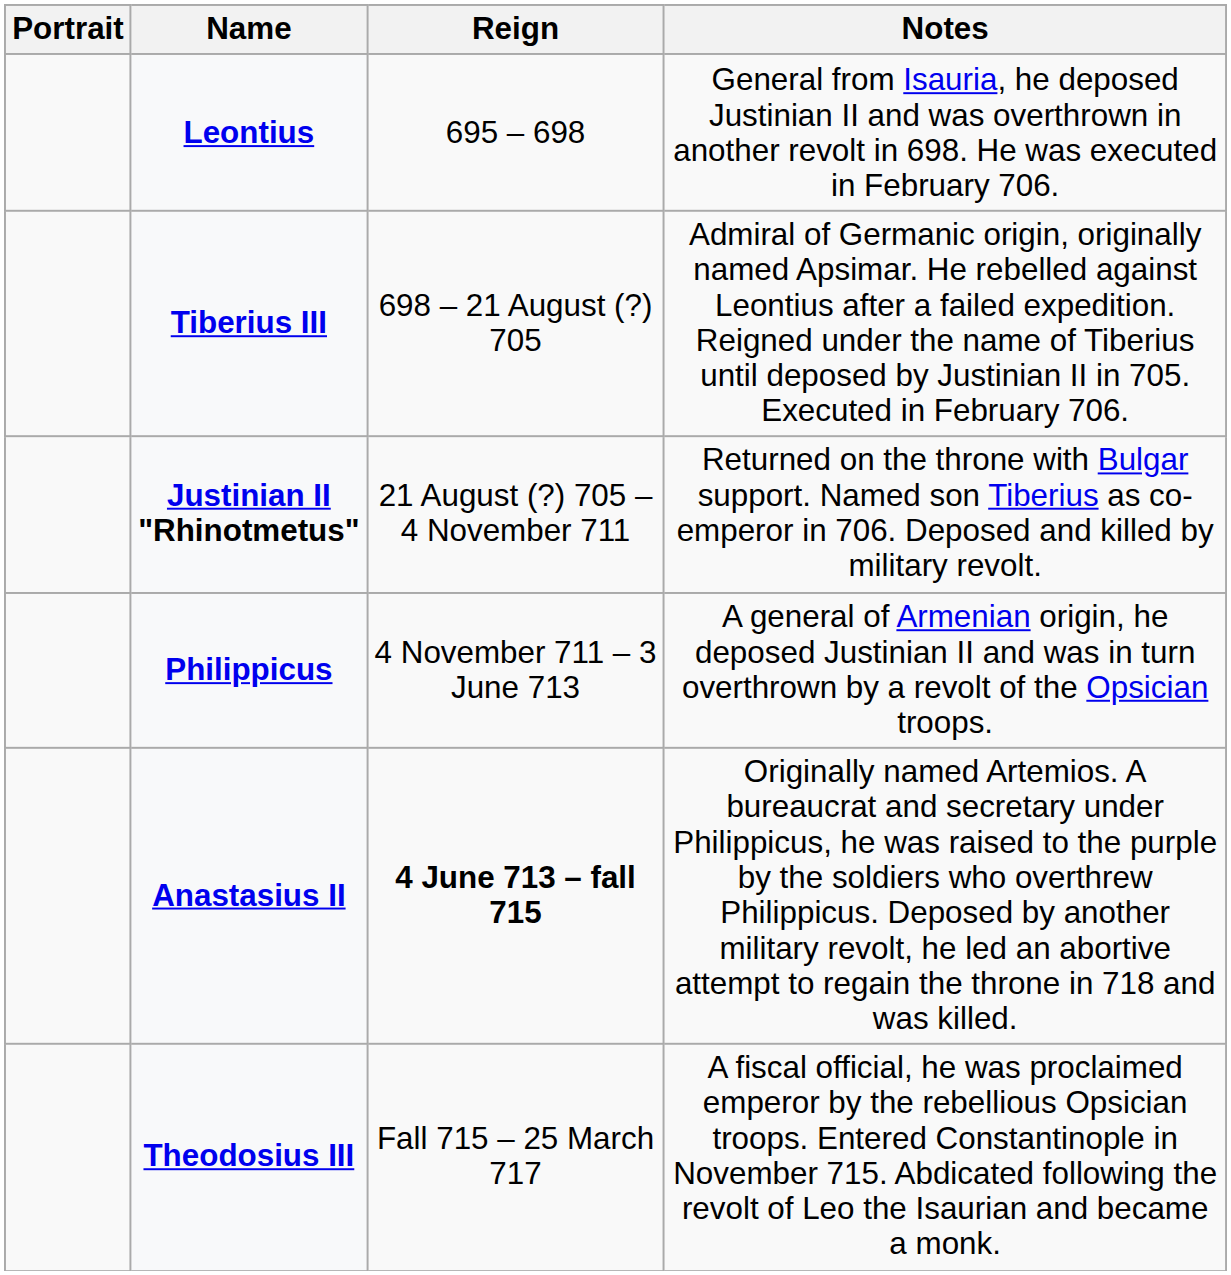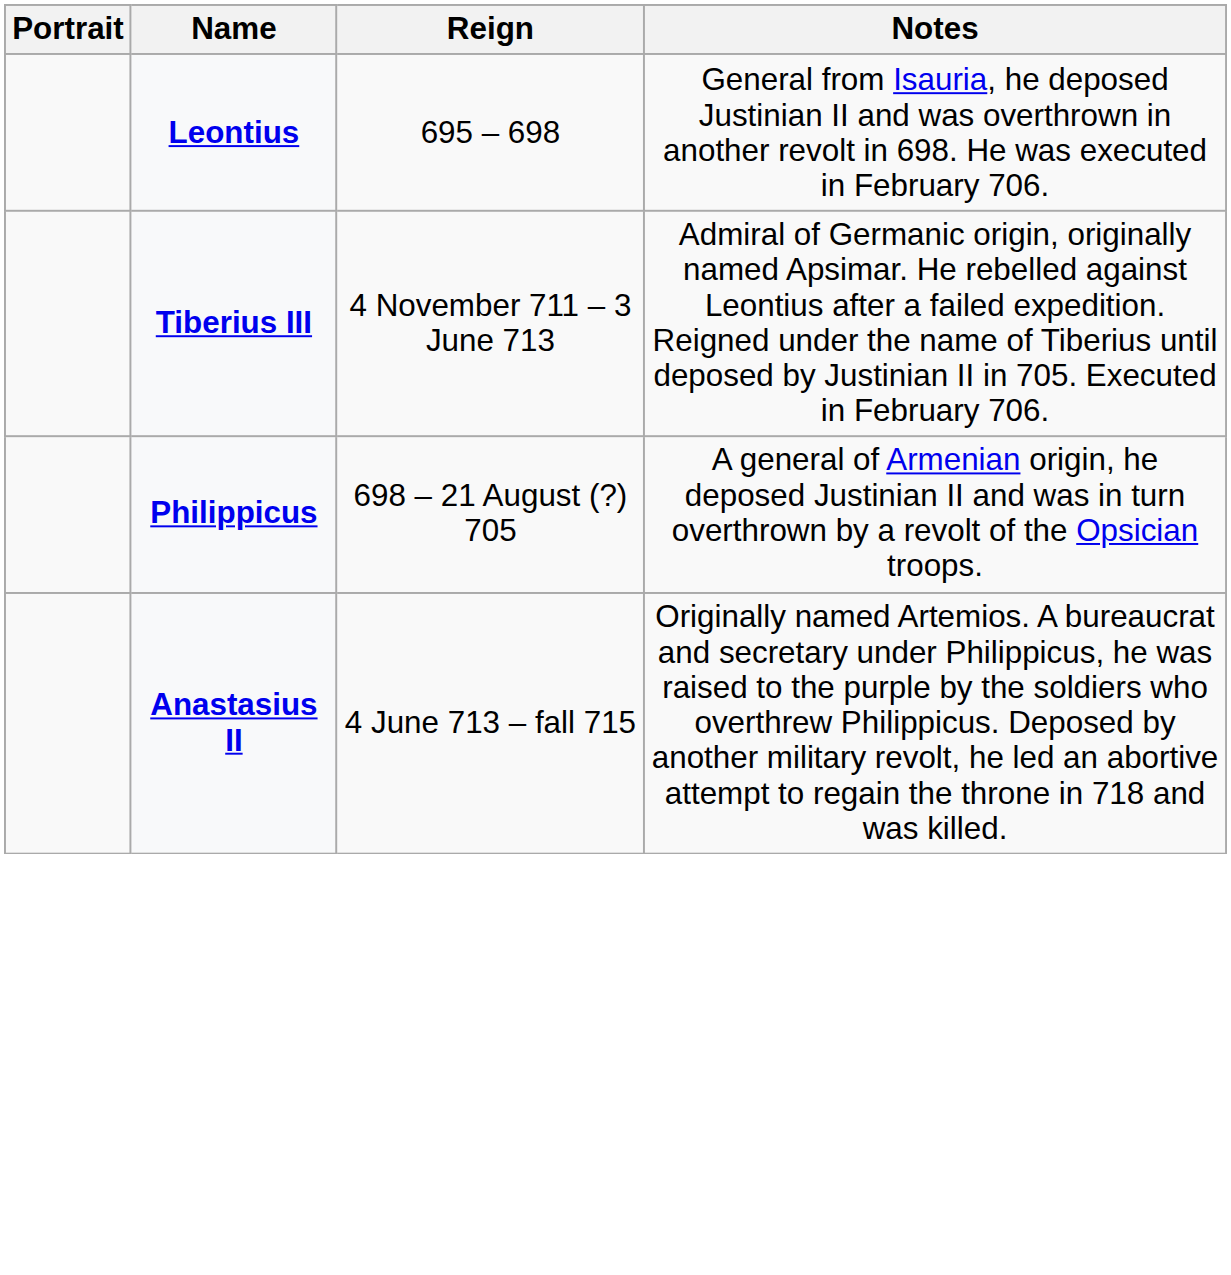(516, 322) 698 – 21 August (?) 705 -> (490, 322) 4 November 711 – 3 June 713
- row: (249, 513)
(516, 669) 4 November 711 – 3 June 713 -> (490, 513) 698 – 21 August (?) 705
(516, 895) bold -> (490, 722) normal
- row: (249, 1156)
